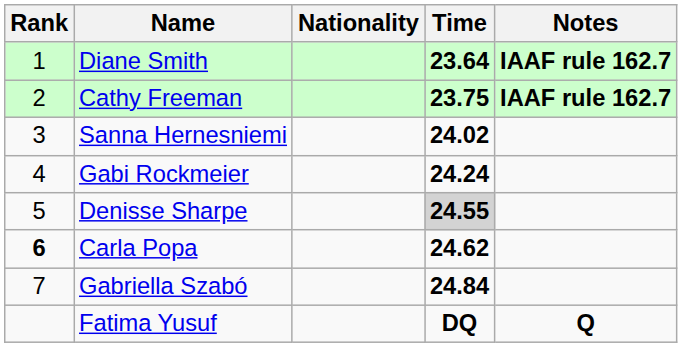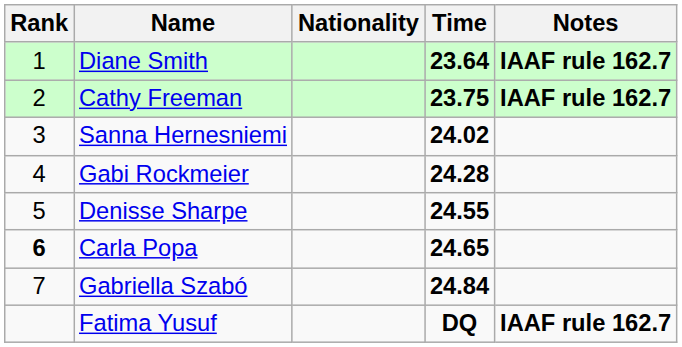(460, 173) 24.24 -> (460, 173) 24.28
(460, 211) lightgrey background -> (460, 211) no background
(460, 248) 24.62 -> (460, 248) 24.65
(586, 323) Q -> (586, 323) IAAF rule 162.7
